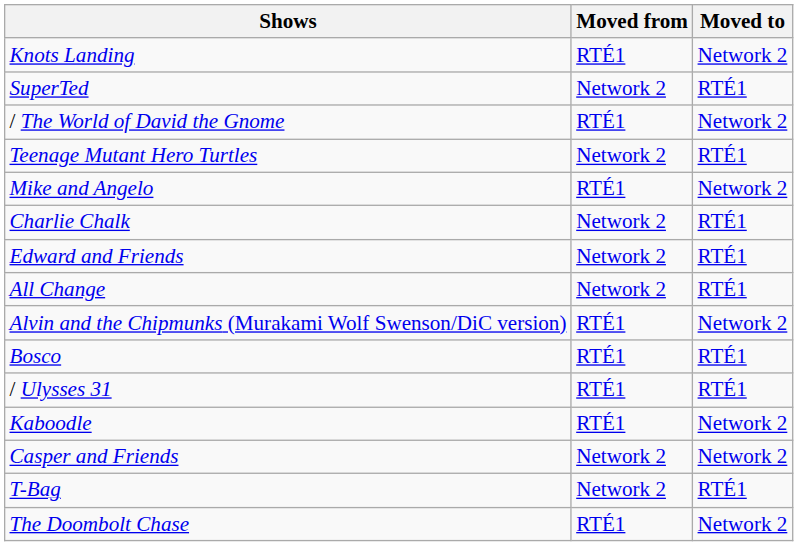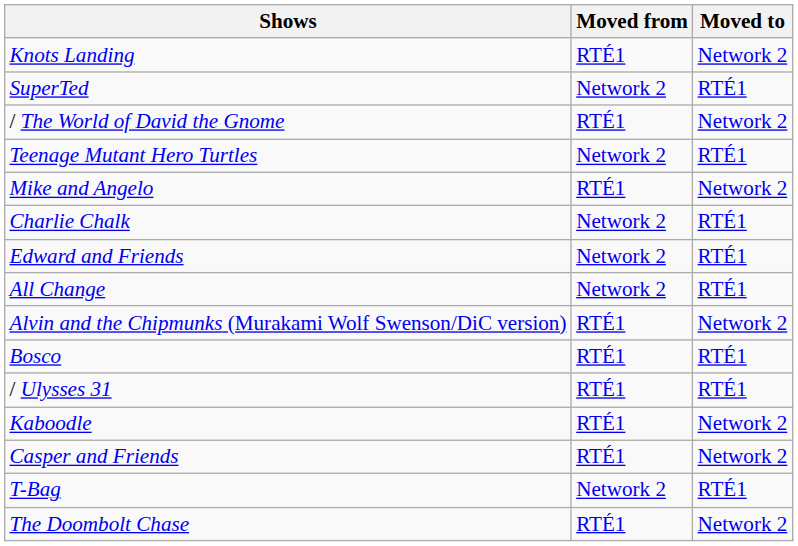(621, 456) Network 2 -> (601, 456) RTÉ1
